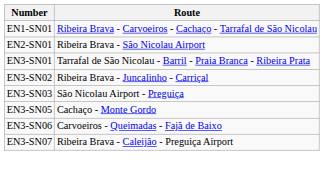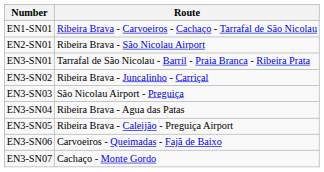+ row: (29, 110)
(107, 110) Cachaço - Monte Gordo -> (145, 126) Ribeira Brava - Caleijão - Preguiça Airport
(145, 142) Ribeira Brava - Caleijão - Preguiça Airport -> (107, 158) Cachaço - Monte Gordo
